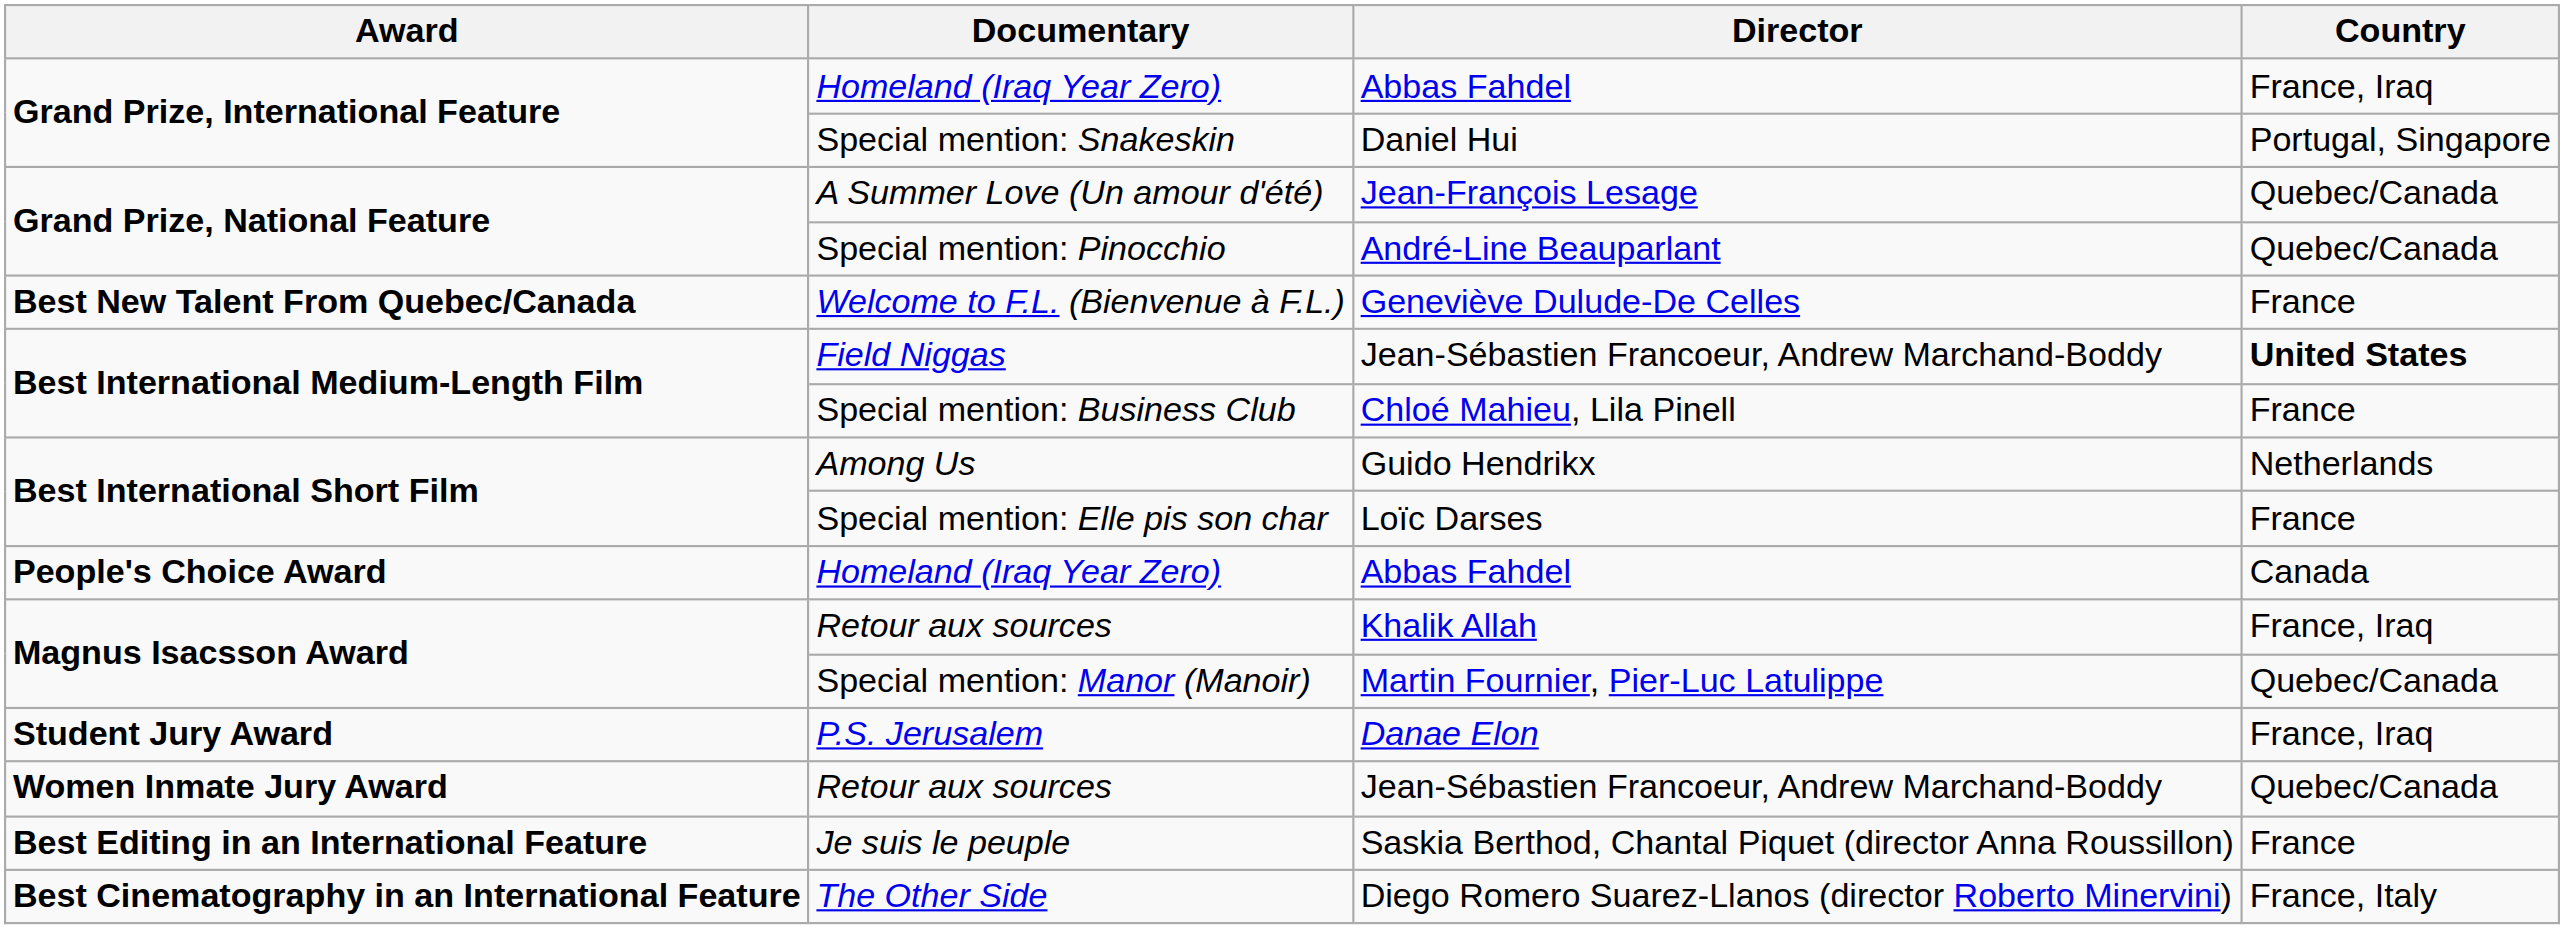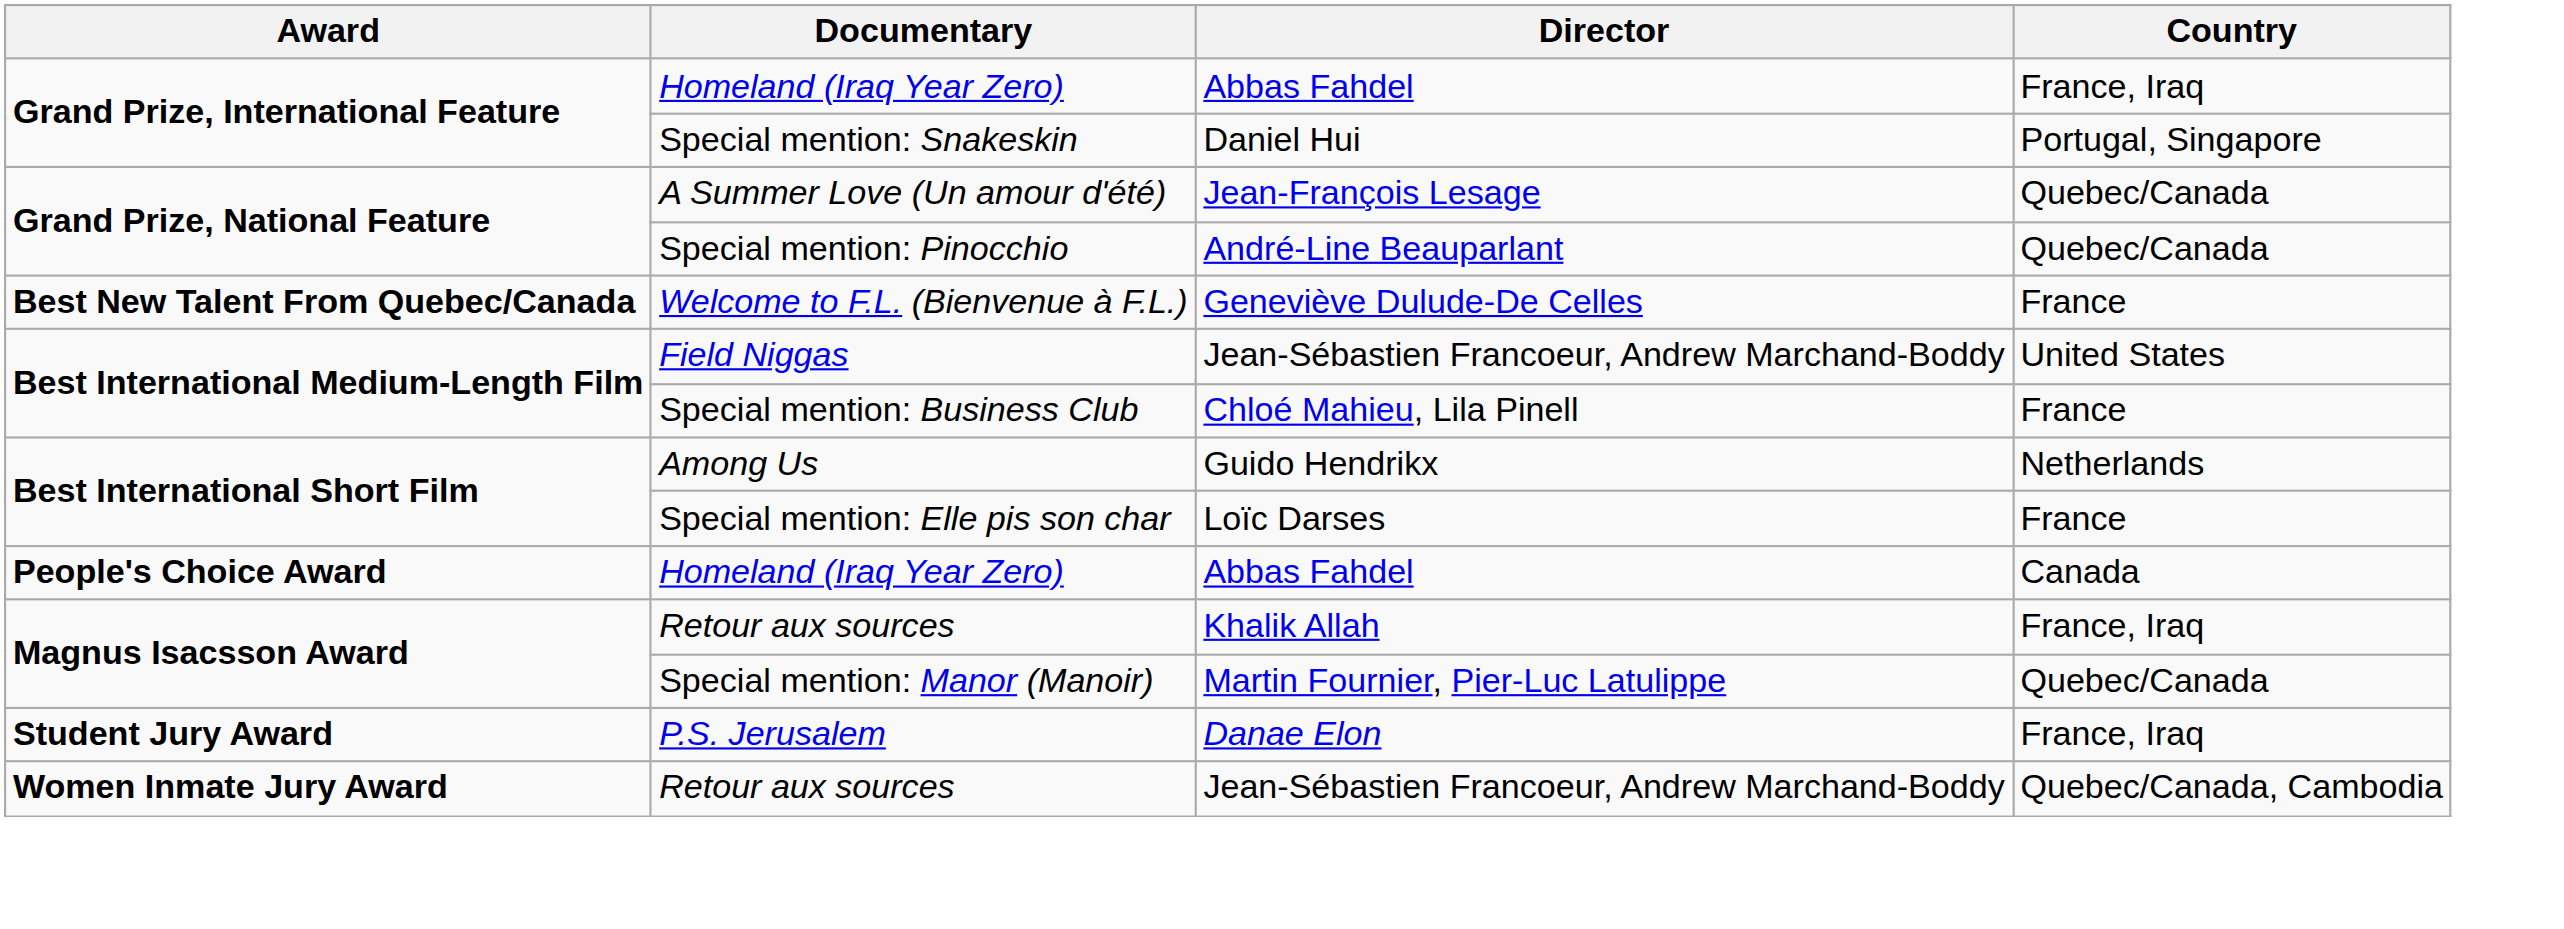(2359, 355) bold -> (2123, 355) normal
(2374, 788) Quebec/Canada -> (2232, 788) Quebec/Canada, Cambodia
- row: (330, 842)
- row: (407, 896)
